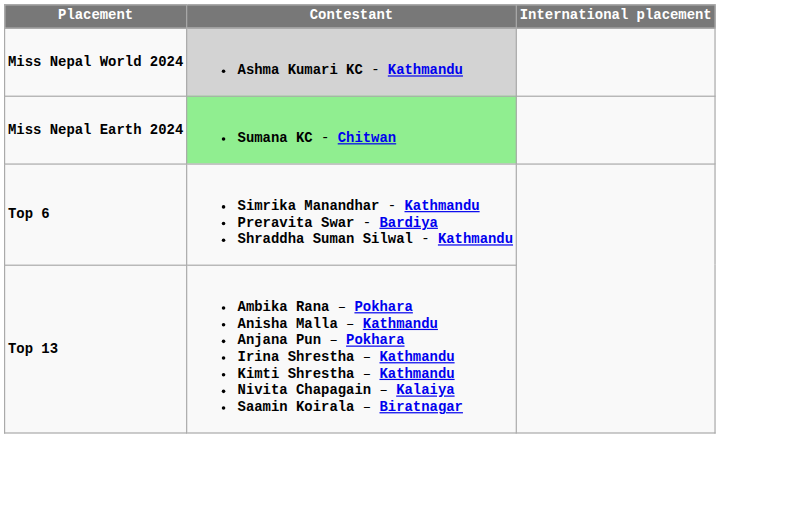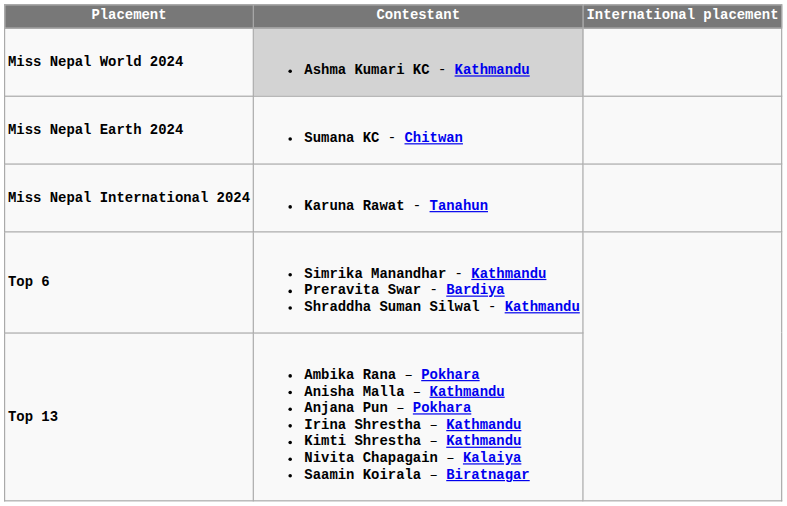(351, 138) lightgreen background -> (418, 138) no background
+ row: (129, 197)
